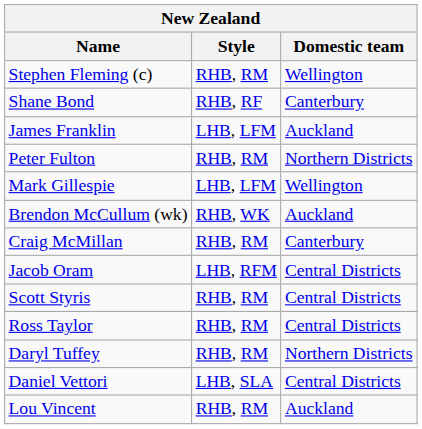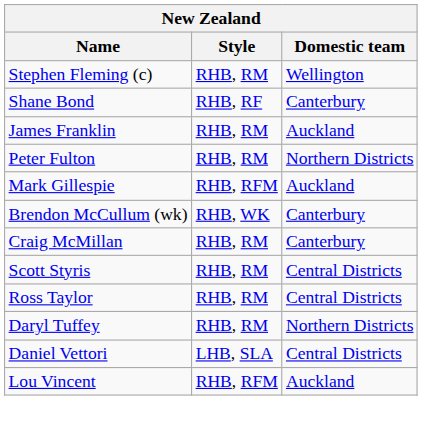(236, 130) LHB, LFM -> (232, 130) RHB, RM
(236, 185) LHB, LFM -> (237, 185) RHB, RFM
(324, 185) Wellington -> (320, 185) Auckland
(319, 213) Auckland -> (326, 213) Canterbury
- row: (51, 269)
(232, 409) RHB, RM -> (237, 381) RHB, RFM
